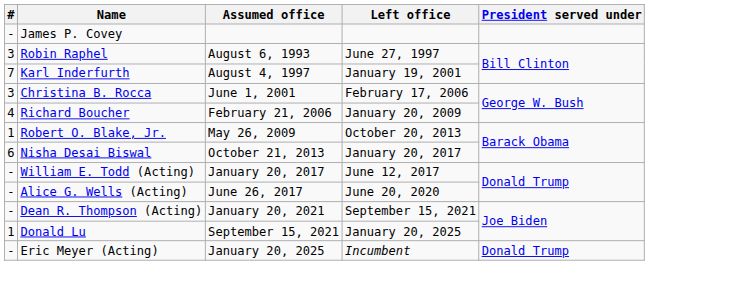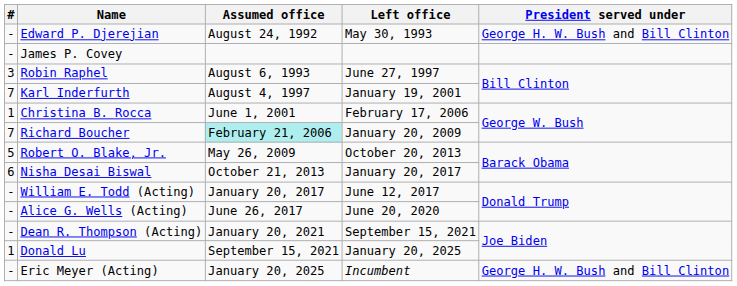+ row: (90, 34)
(11, 93) 3 -> (11, 113) 1
(11, 113) 4 -> (11, 133) 7
(270, 113) no background -> (270, 133) paleturquoise background
(11, 133) 1 -> (11, 152) 5
(525, 251) Donald Trump -> (605, 270) George H. W. Bush and Bill Clinton
